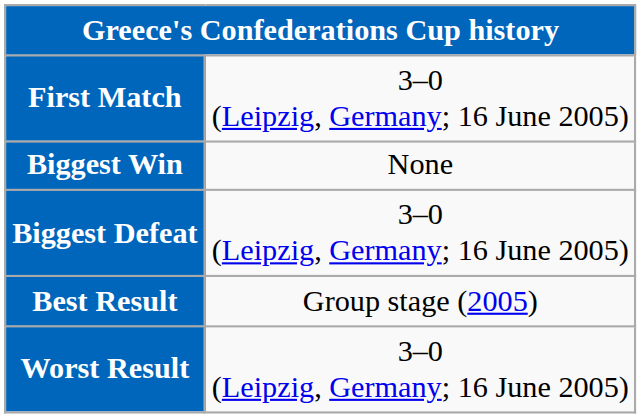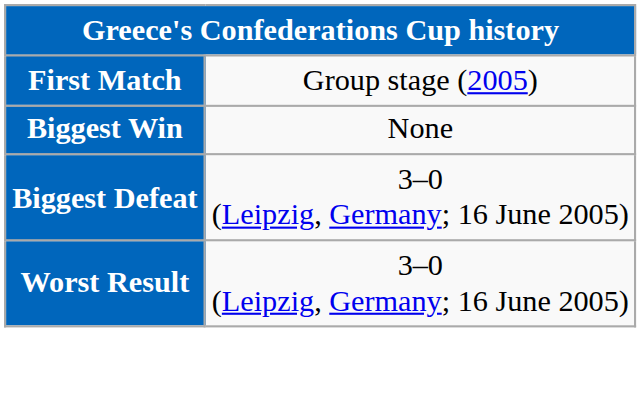(420, 97) 3–0 (Leipzig, Germany; 16 June 2005) -> (420, 79) Group stage (2005)
- row: (105, 300)
